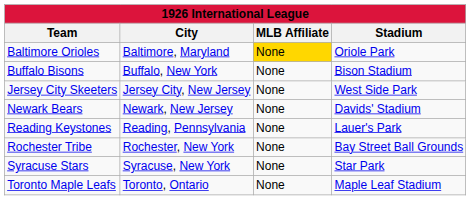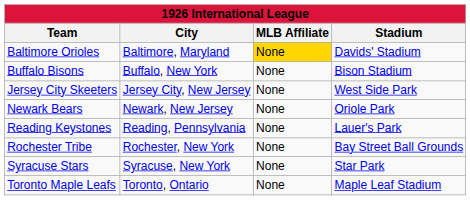(364, 52) Oriole Park -> (378, 52) Davids' Stadium
(378, 109) Davids' Stadium -> (364, 109) Oriole Park
